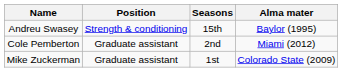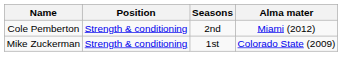- row: (43, 28)
(136, 44) Graduate assistant -> (136, 28) Strength & conditioning
(136, 60) Graduate assistant -> (136, 44) Strength & conditioning
